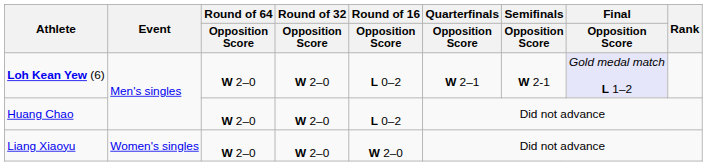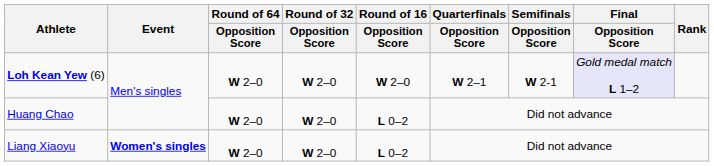(386, 82) L 0–2 -> (393, 82) W 2–0
(155, 146) normal -> (158, 146) bold
(386, 152) W 2–0 -> (393, 152) L 0–2
